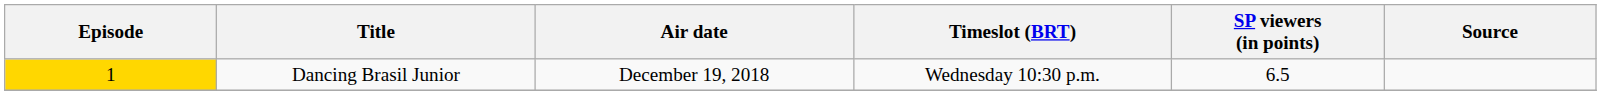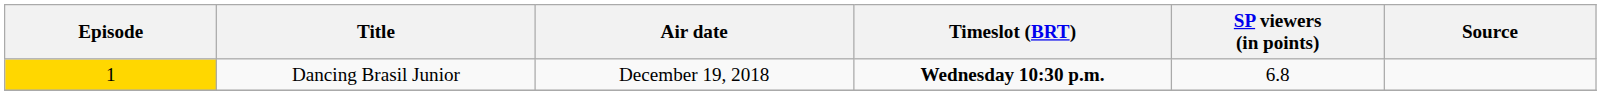(1012, 74) normal -> (1012, 74) bold
(1278, 74) 6.5 -> (1278, 74) 6.8
